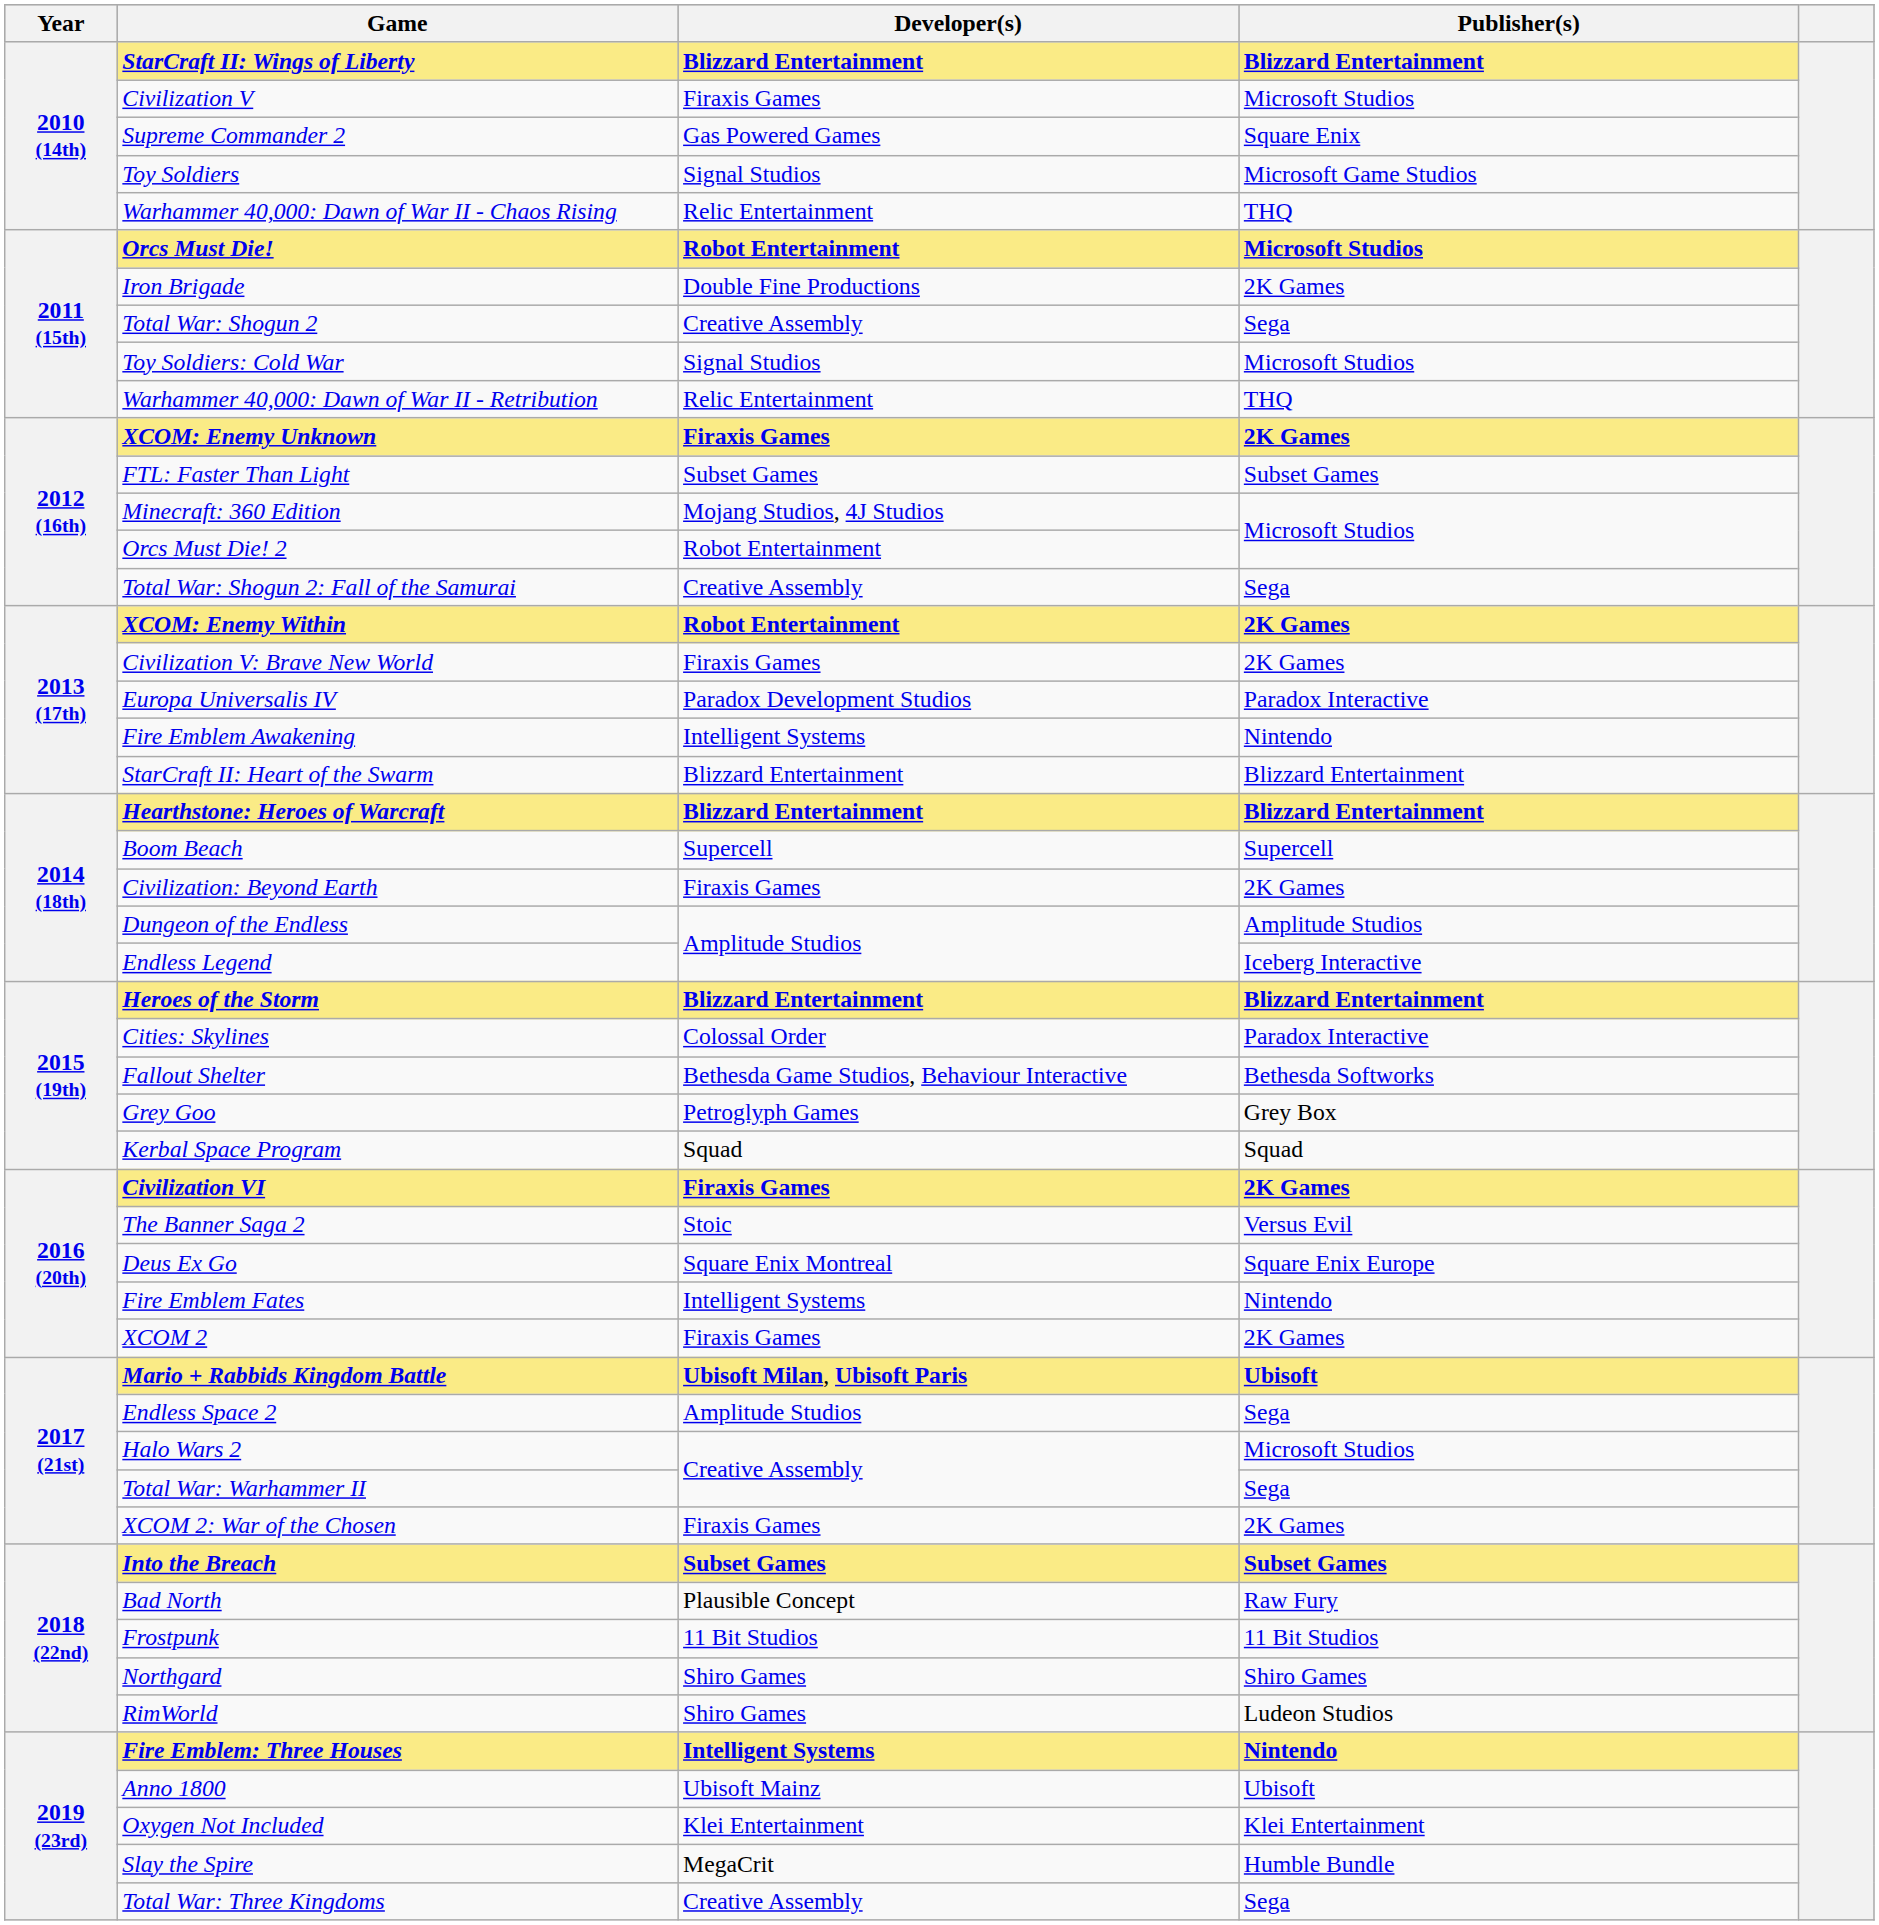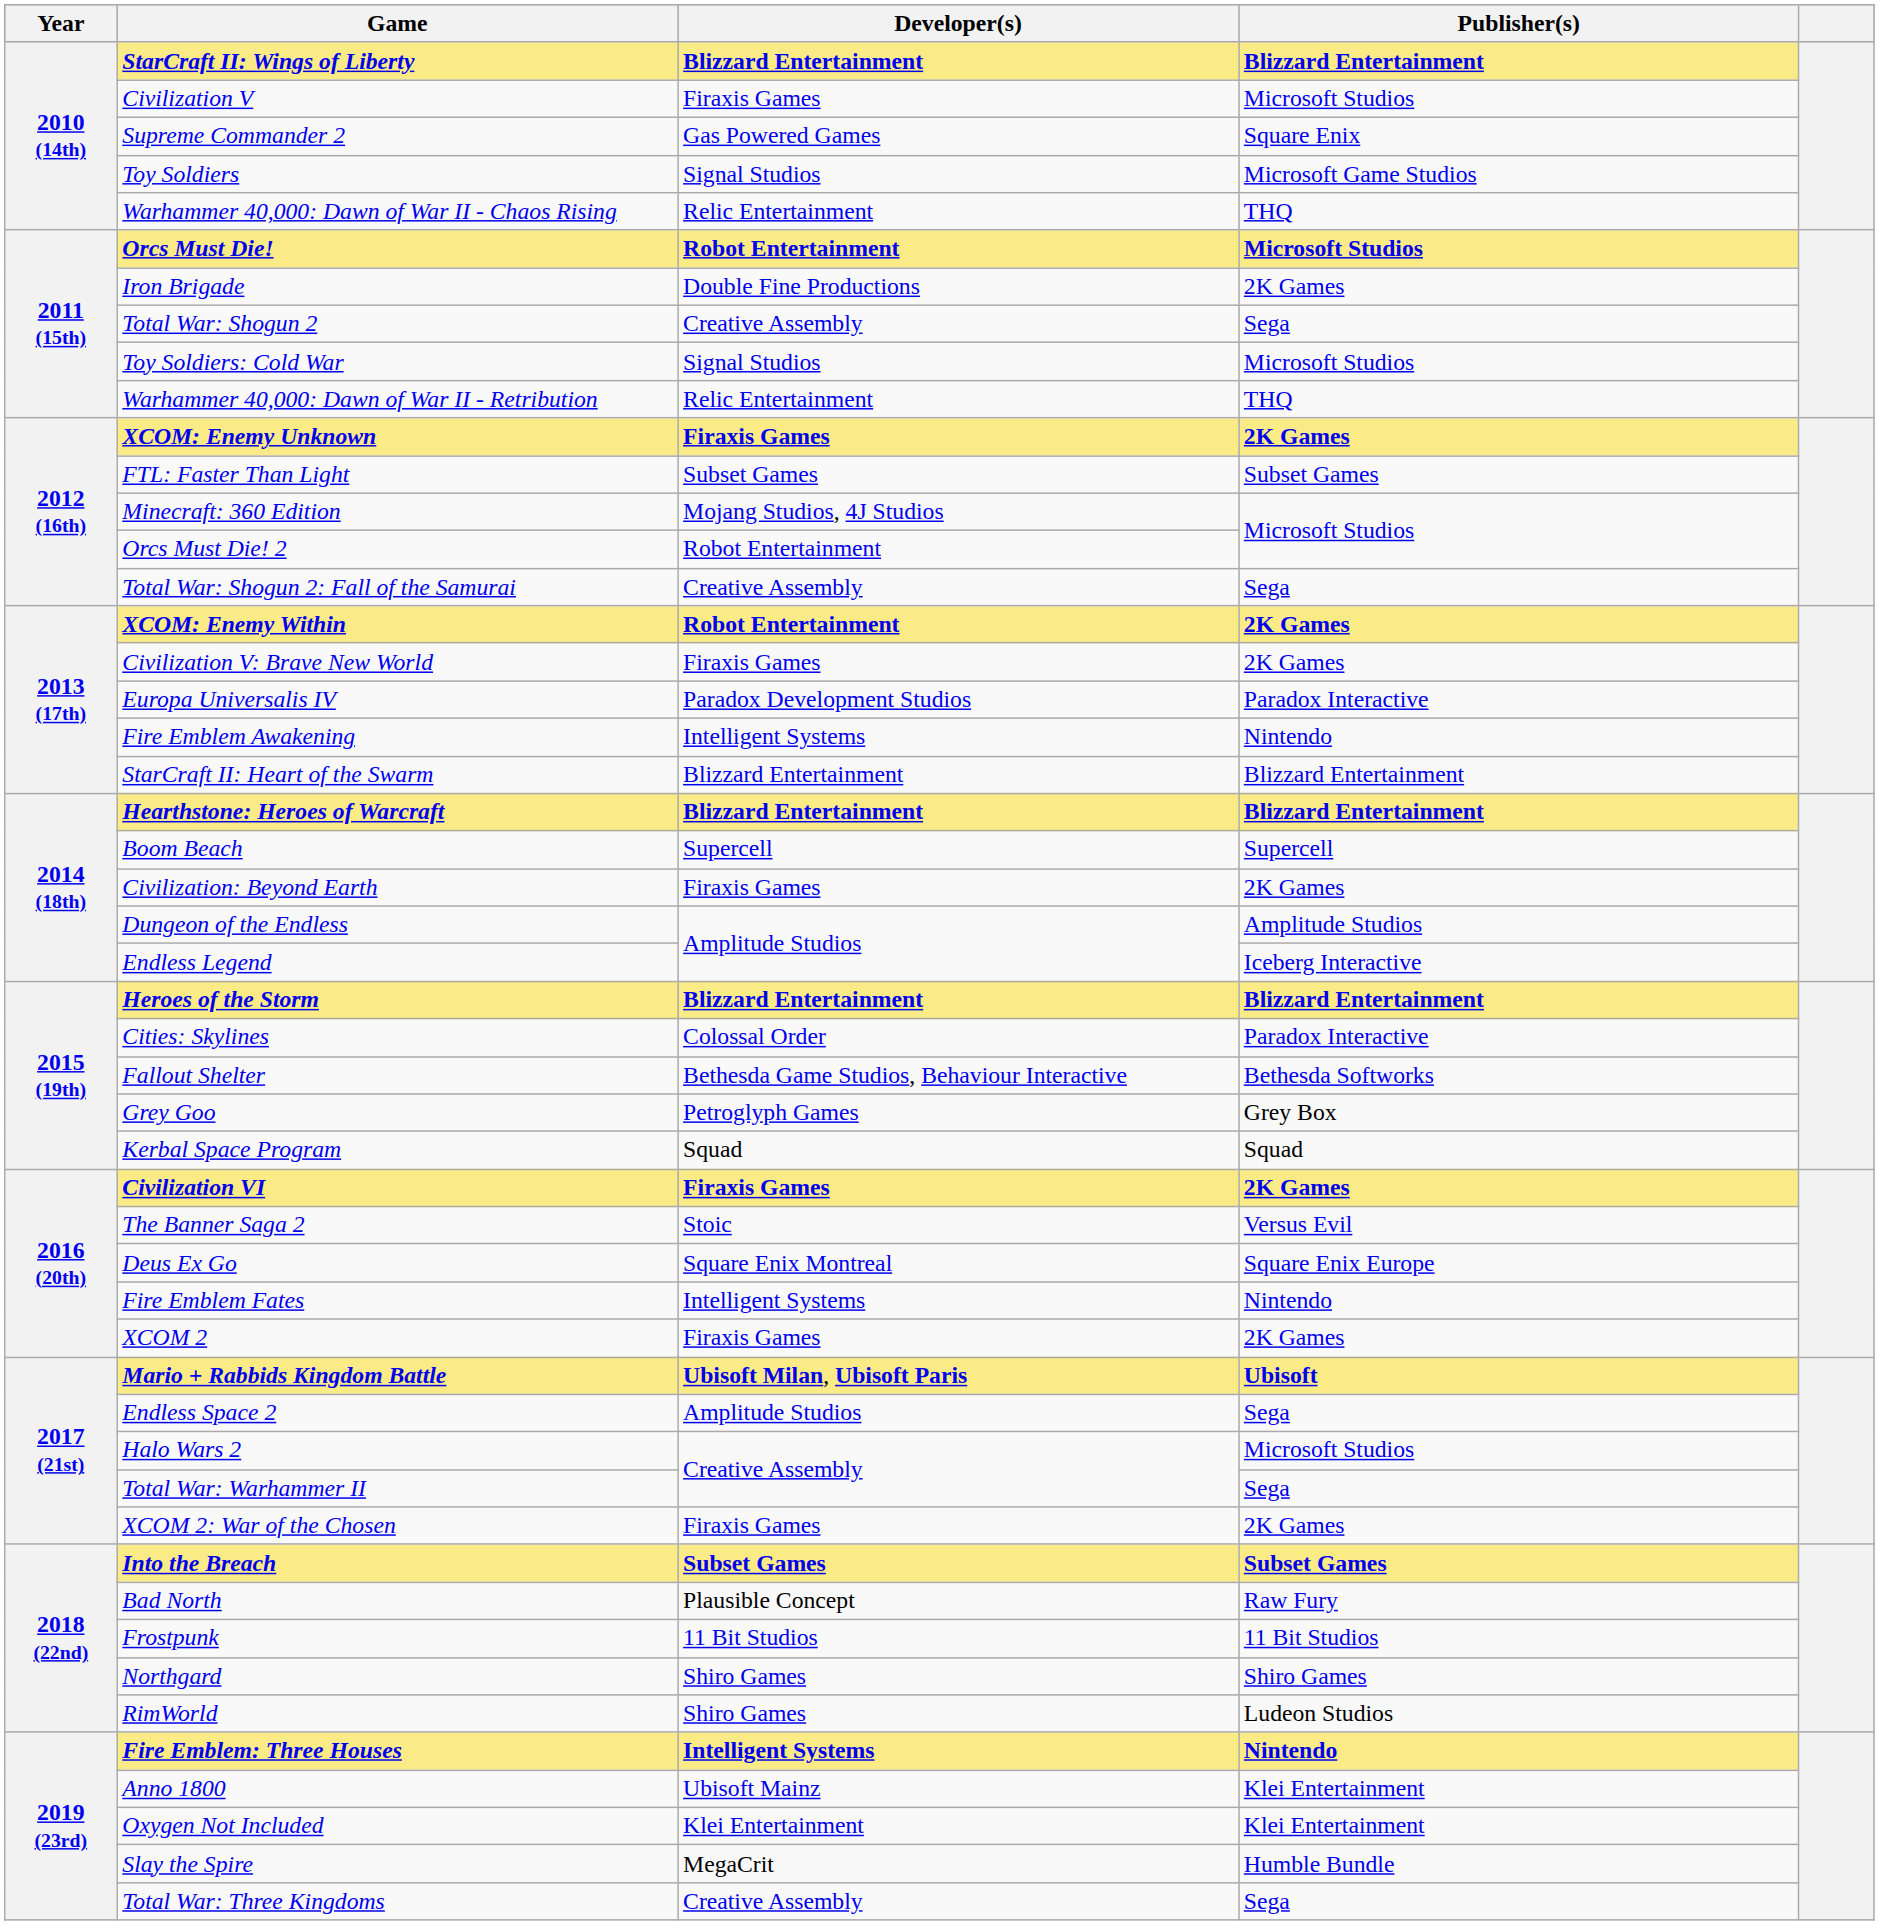(1279, 1788) Ubisoft -> (1334, 1788) Klei Entertainment
